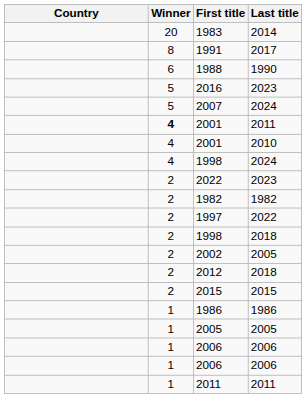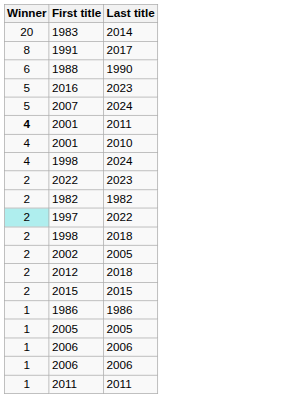- column: (76, 13)
(171, 217) no background -> (27, 217) paleturquoise background
